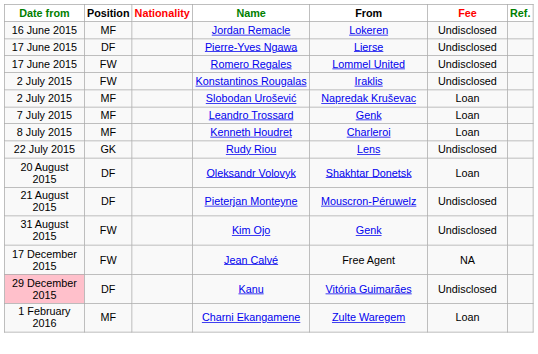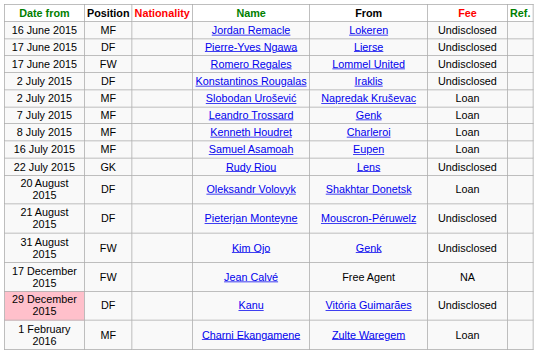(108, 82) FW -> (108, 82) DF
+ row: (251, 150)
